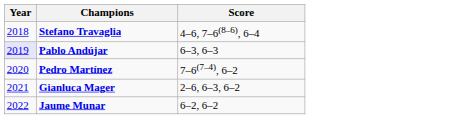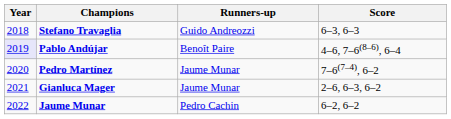+ column: (248, 13)
(220, 31) 4–6, 7–6(8–6), 6–4 -> (340, 30) 6–3, 6–3
(199, 50) 6–3, 6–3 -> (361, 49) 4–6, 7–6(8–6), 6–4
